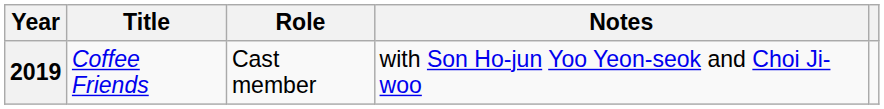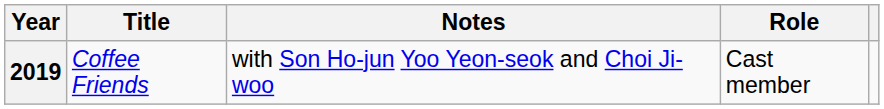columns swapped: (300, 22) <-> (621, 22)
